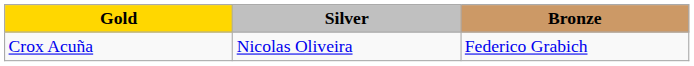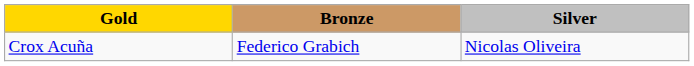columns swapped: (347, 18) <-> (575, 18)
